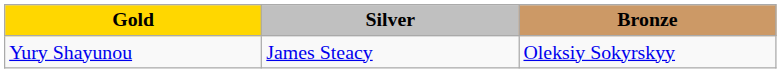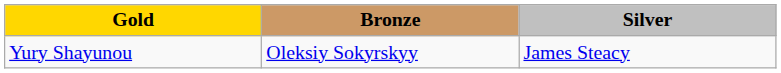columns swapped: (390, 20) <-> (647, 20)
